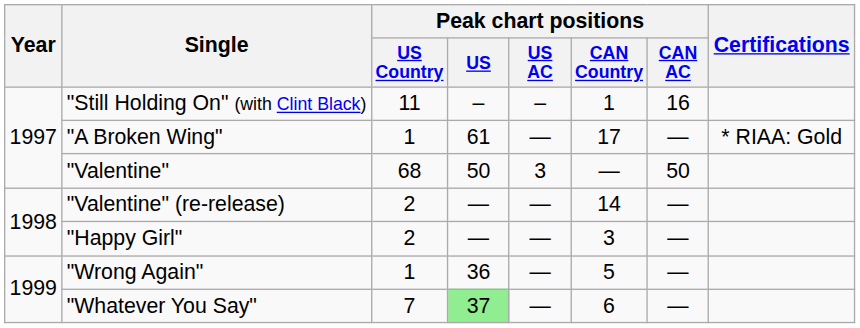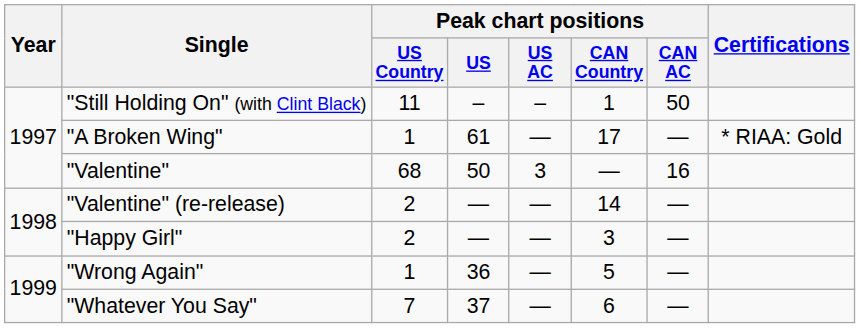(678, 103) 16 -> (678, 103) 50
(678, 170) 50 -> (678, 170) 16
(478, 305) lightgreen background -> (478, 305) no background
